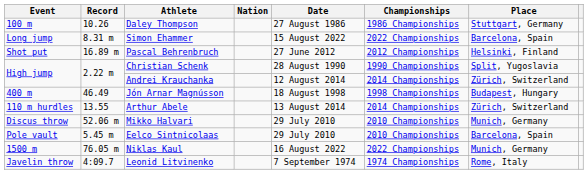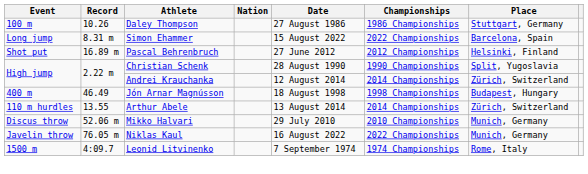- row: (172, 135)
(22, 149) 1500 m -> (40, 135) Javelin throw
(40, 163) Javelin throw -> (22, 149) 1500 m
